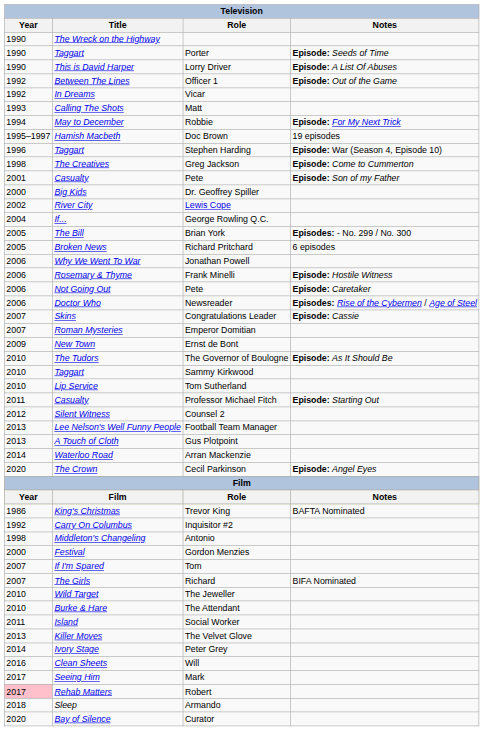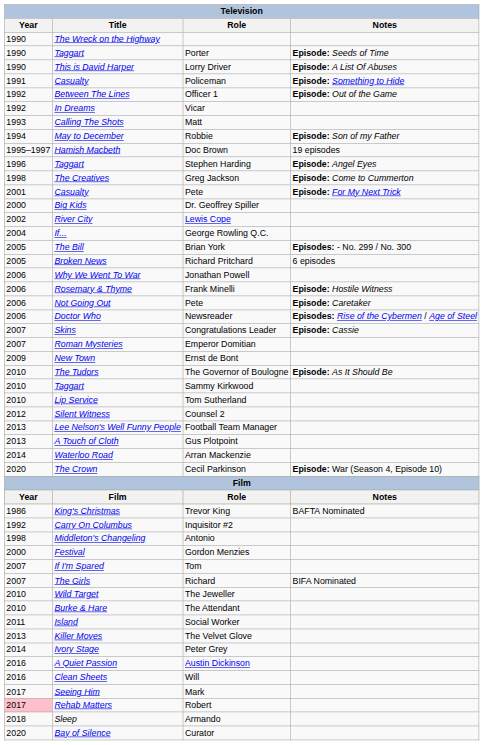+ row: (72, 81)
(347, 123) Episode: For My Next Trick -> (346, 137) Episode: Son of my Father
(367, 150) Episode: War (Season 4, Episode 10) -> (335, 164) Episode: Angel Eyes
(346, 178) Episode: Son of my Father -> (347, 192) Episode: For My Next Trick
- row: (72, 400)
(335, 470) Episode: Angel Eyes -> (367, 470) Episode: War (Season 4, Episode 10)
+ row: (86, 664)
